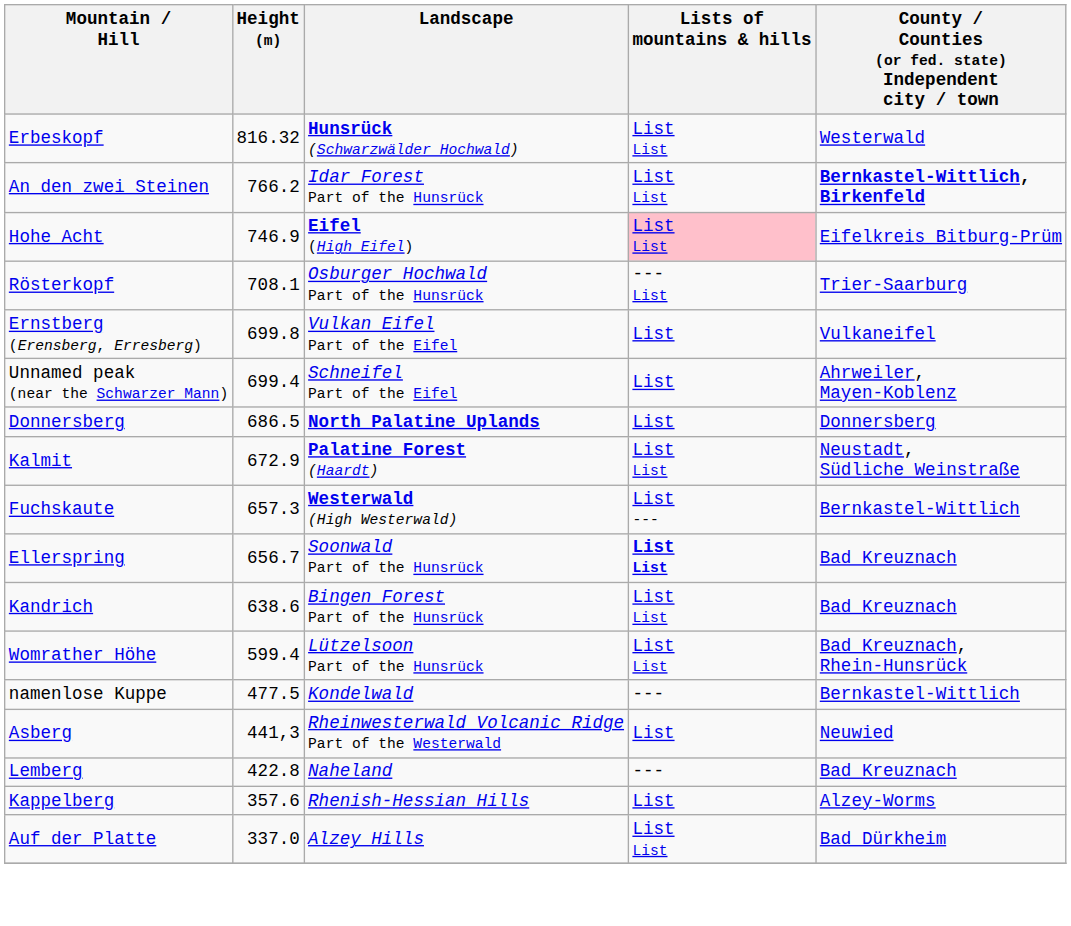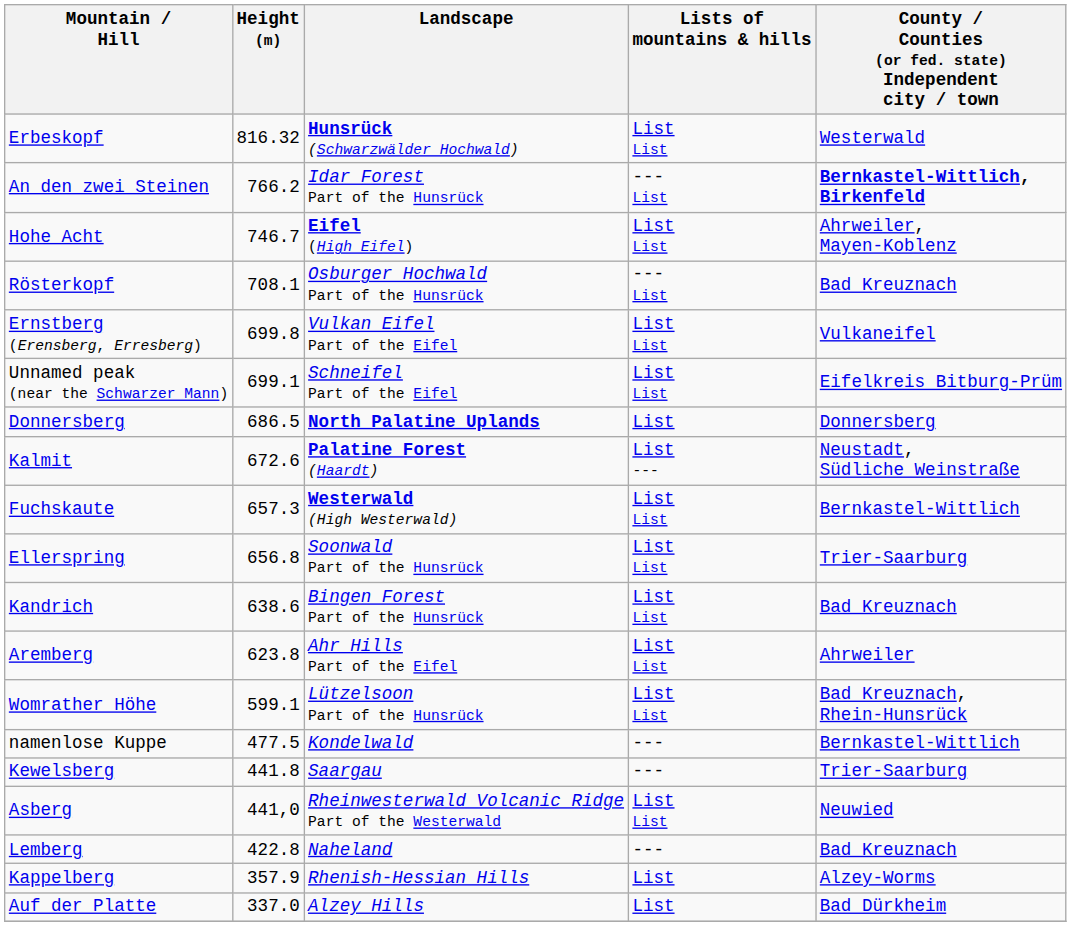(653, 187) List List -> (650, 187) --- List
(273, 236) 746.9 -> (273, 236) 746.7
(653, 236) pink background -> (653, 236) no background
(941, 236) Eifelkreis Bitburg-Prüm -> (888, 236) Ahrweiler, Mayen-Koblenz
(894, 285) Trier-Saarburg -> (888, 285) Bad Kreuznach
(653, 334) List -> (653, 333) List List
(273, 383) 699.4 -> (273, 383) 699.1
(653, 383) List -> (653, 382) List List
(888, 383) Ahrweiler, Mayen-Koblenz -> (941, 383) Eifelkreis Bitburg-Prüm
(273, 460) 672.9 -> (273, 460) 672.6
(653, 460) List List -> (653, 460) List ---
(653, 509) List --- -> (653, 509) List List
(273, 558) 656.7 -> (273, 558) 656.8
(653, 558) bold -> (653, 557) normal
(888, 558) Bad Kreuznach -> (894, 558) Trier-Saarburg
+ row: (51, 656)
(273, 656) 599.4 -> (273, 705) 599.1
+ row: (62, 772)
(273, 733) 441,3 -> (273, 811) 441,0
(653, 733) List -> (653, 810) List List
(273, 801) 357.6 -> (273, 878) 357.9
(653, 839) List List -> (653, 907) List
